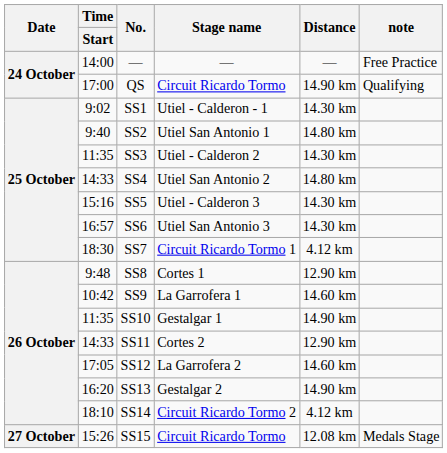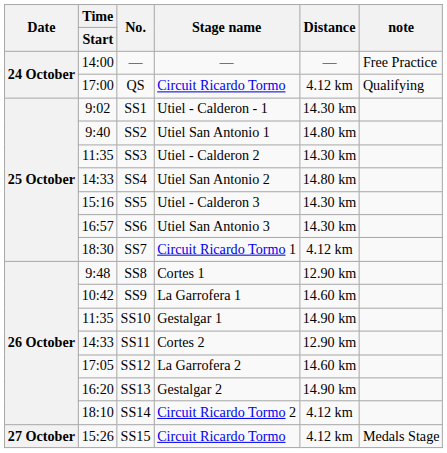(330, 85) 14.90 km -> (330, 85) 4.12 km
(330, 435) 12.08 km -> (330, 435) 4.12 km
